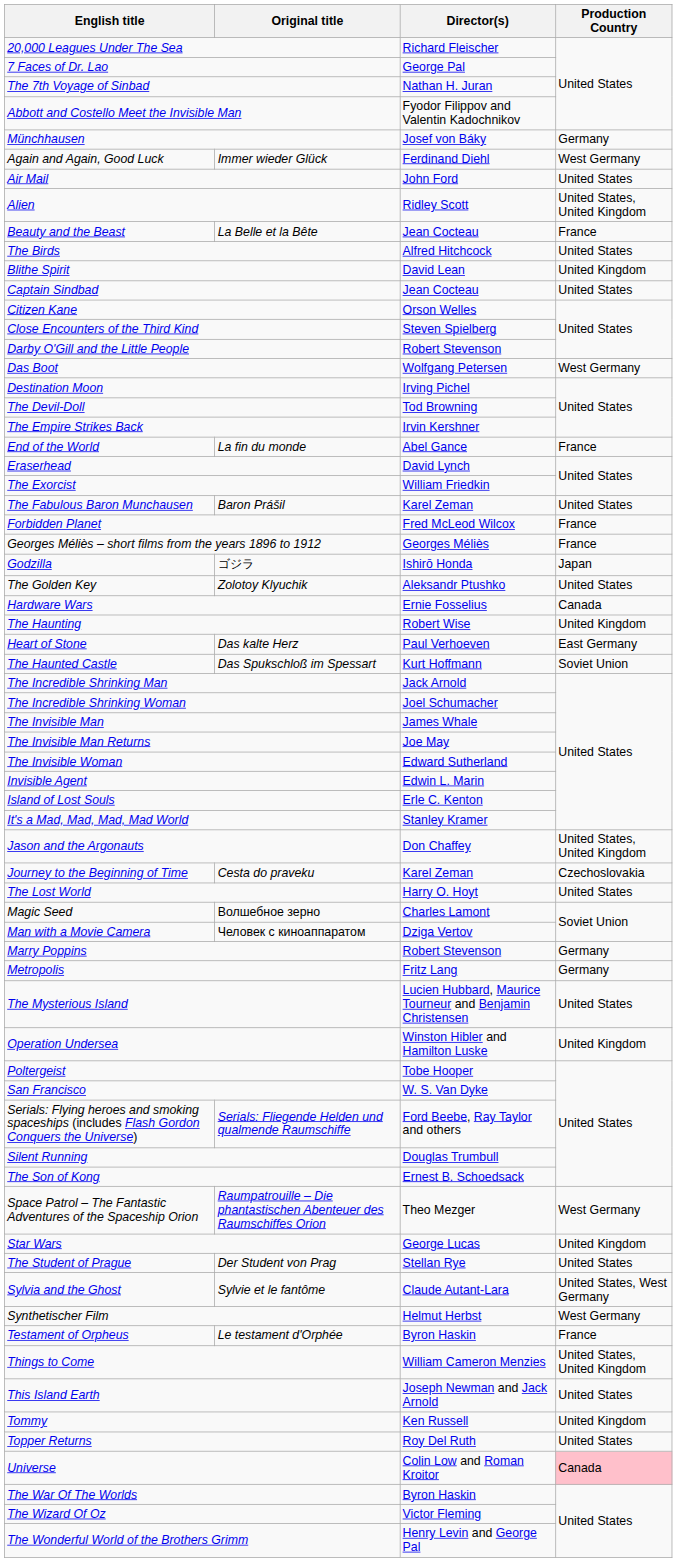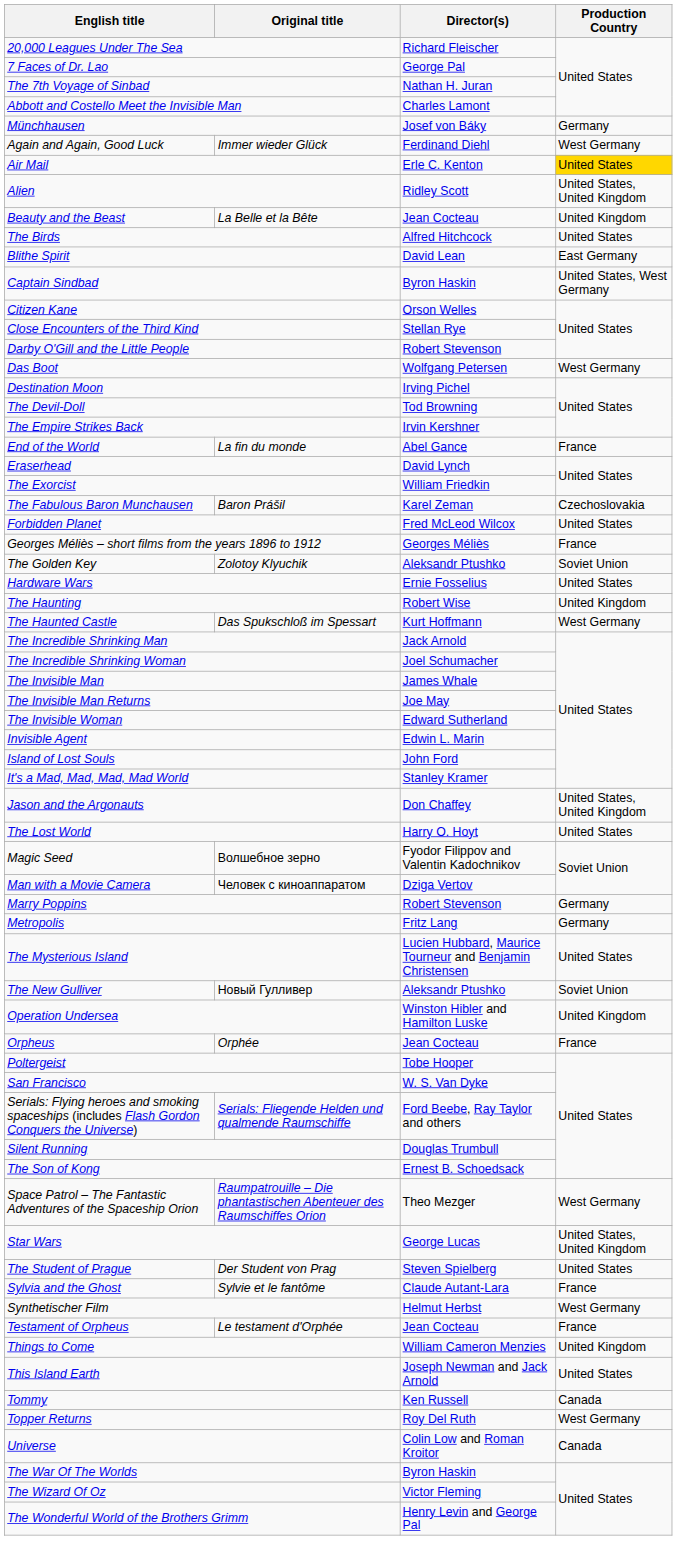(461, 113) Fyodor Filippov and Valentin Kadochnikov -> (446, 106) Charles Lamont
(430, 178) John Ford -> (443, 164) Erle C. Kenton
(595, 178) no background -> (595, 164) gold background
(578, 231) France -> (602, 217) United Kingdom
(602, 270) United Kingdom -> (598, 256) East Germany
(441, 290) Jean Cocteau -> (439, 283) Byron Haskin
(595, 290) United States -> (613, 283) United States, West Germany
(450, 329) Steven Spielberg -> (434, 329) Stellan Rye
(595, 505) United States -> (601, 505) Czechoslovakia
(578, 524) France -> (595, 524) United States
- row: (29, 565)
(595, 585) United States -> (593, 563) Soviet Union
(580, 605) Canada -> (595, 583) United States
- row: (47, 644)
(593, 663) Soviet Union -> (599, 622) West Germany
(443, 800) Erle C. Kenton -> (430, 759) John Ford
- row: (98, 873)
(446, 912) Charles Lamont -> (461, 858) Fyodor Filippov and Valentin Kadochnikov
+ row: (54, 990)
+ row: (31, 1043)
(602, 1243) United Kingdom -> (602, 1242) United States, United Kingdom
(434, 1263) Stellan Rye -> (450, 1269) Steven Spielberg
(613, 1289) United States, West Germany -> (578, 1288) France
(439, 1335) Byron Haskin -> (441, 1327) Jean Cocteau
(602, 1362) United States, United Kingdom -> (602, 1347) United Kingdom
(602, 1422) United Kingdom -> (580, 1400) Canada
(595, 1441) United States -> (599, 1419) West Germany
(580, 1468) pink background -> (580, 1446) no background
